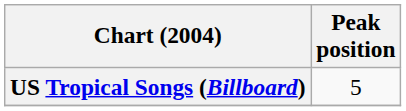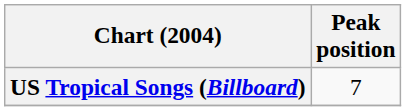(356, 86) 5 -> (356, 86) 7
